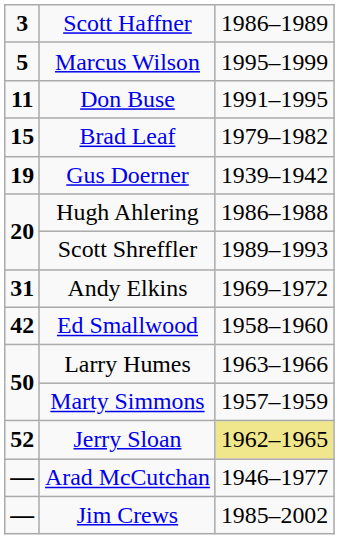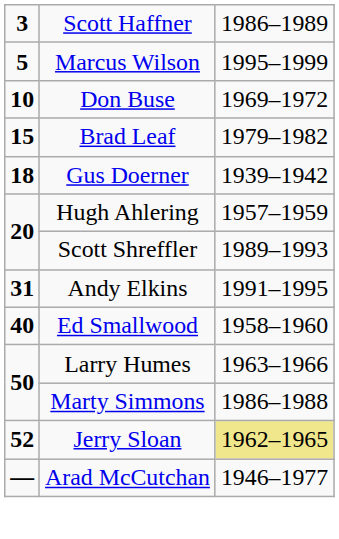(22, 99) 11 -> (22, 99) 10
(275, 99) 1991–1995 -> (275, 99) 1969–1972
(22, 174) 19 -> (22, 174) 18
(275, 212) 1986–1988 -> (275, 212) 1957–1959
(275, 288) 1969–1972 -> (275, 288) 1991–1995
(22, 325) 42 -> (22, 325) 40
(275, 401) 1957–1959 -> (275, 401) 1986–1988
- row: (127, 514)
